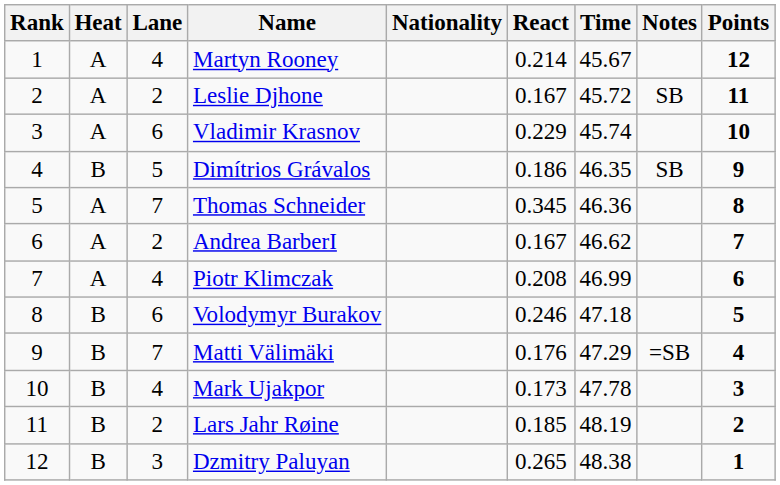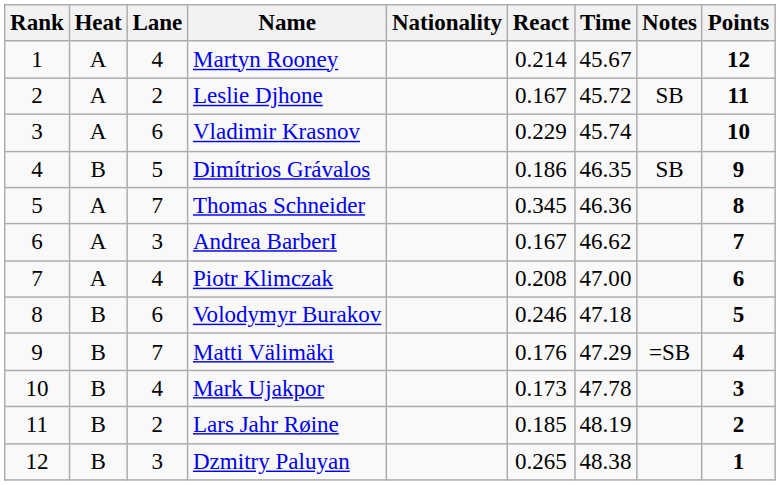(157, 242) 2 -> (157, 242) 3
(605, 278) 46.99 -> (605, 278) 47.00
